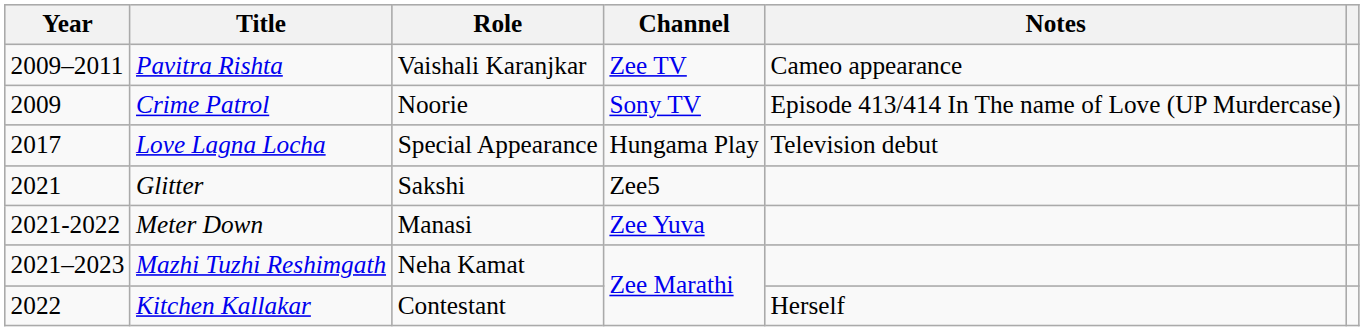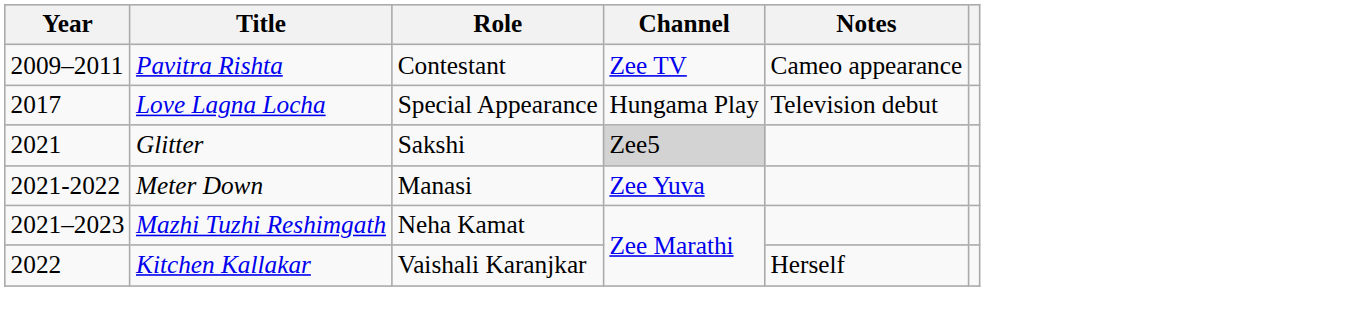(492, 64) Vaishali Karanjkar -> (452, 64) Contestant
- row: (203, 104)
(635, 184) no background -> (635, 144) lightgrey background
(452, 305) Contestant -> (492, 265) Vaishali Karanjkar
